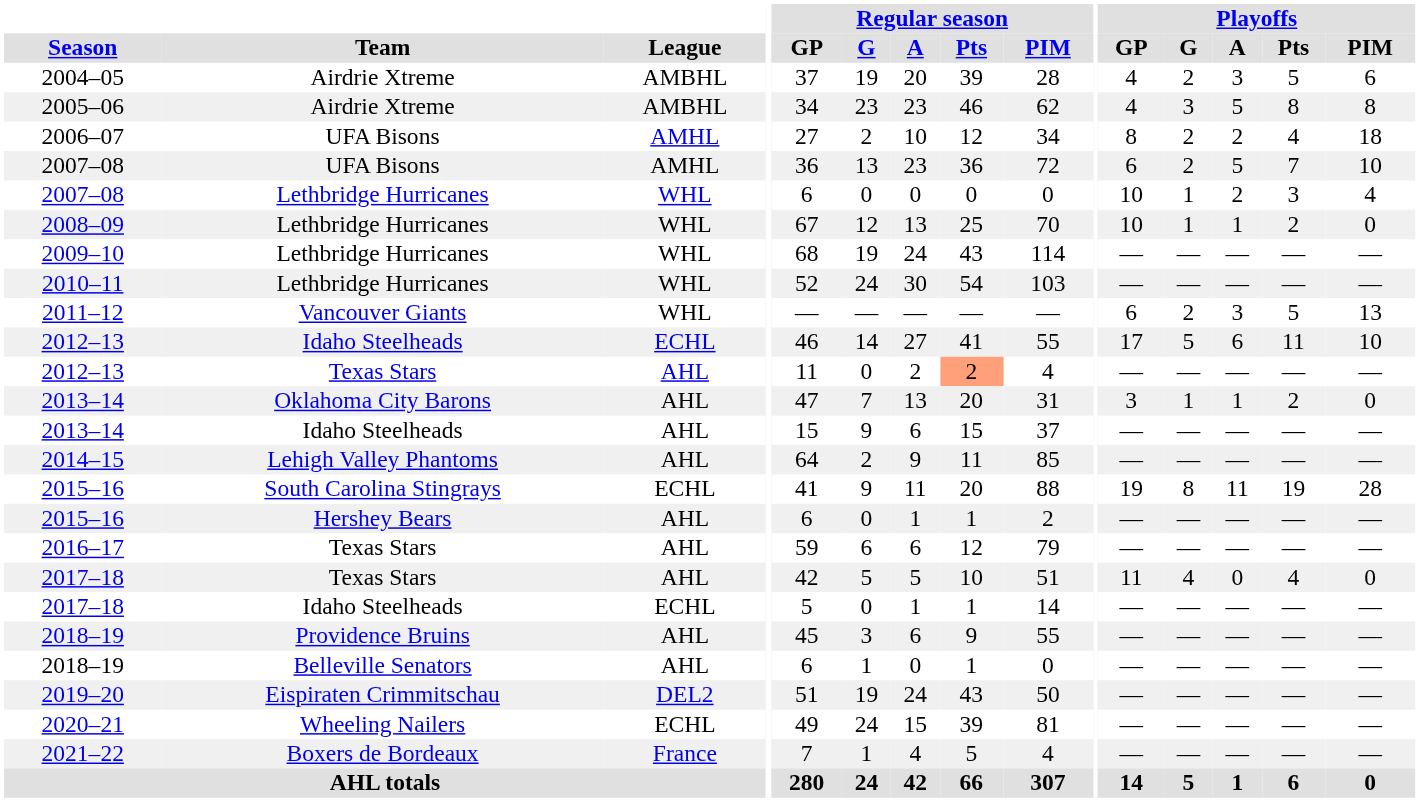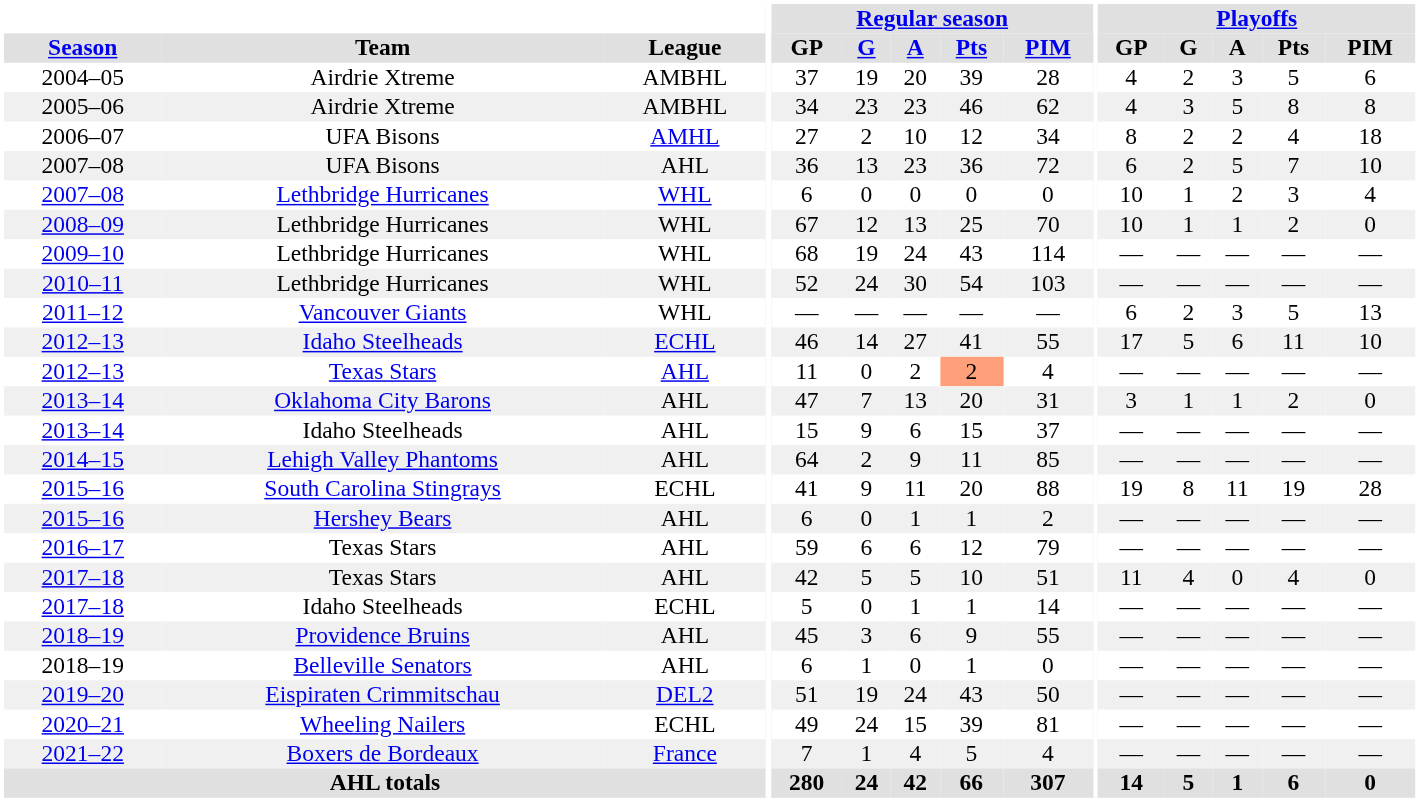(685, 165) AMHL -> (685, 165) AHL
